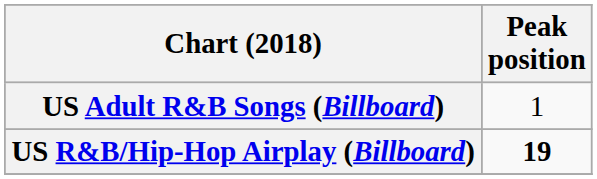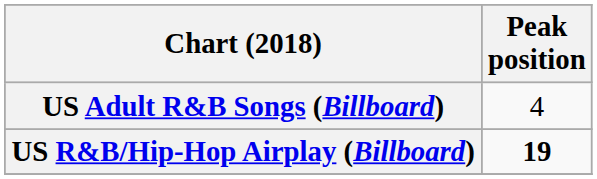(537, 105) 1 -> (537, 105) 4
